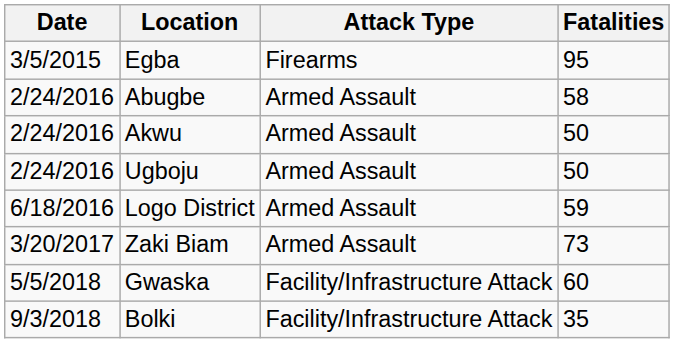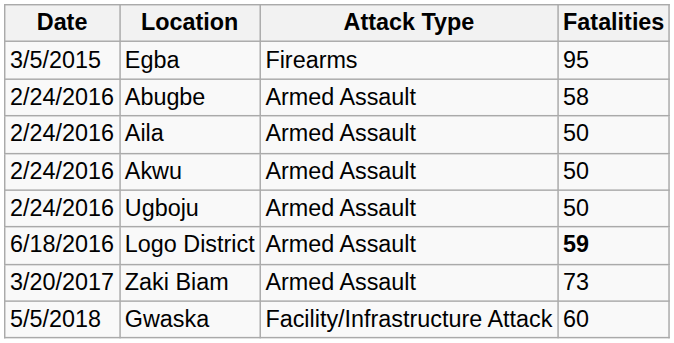+ row: (144, 134)
(576, 208) normal -> (576, 245) bold
- row: (150, 319)
